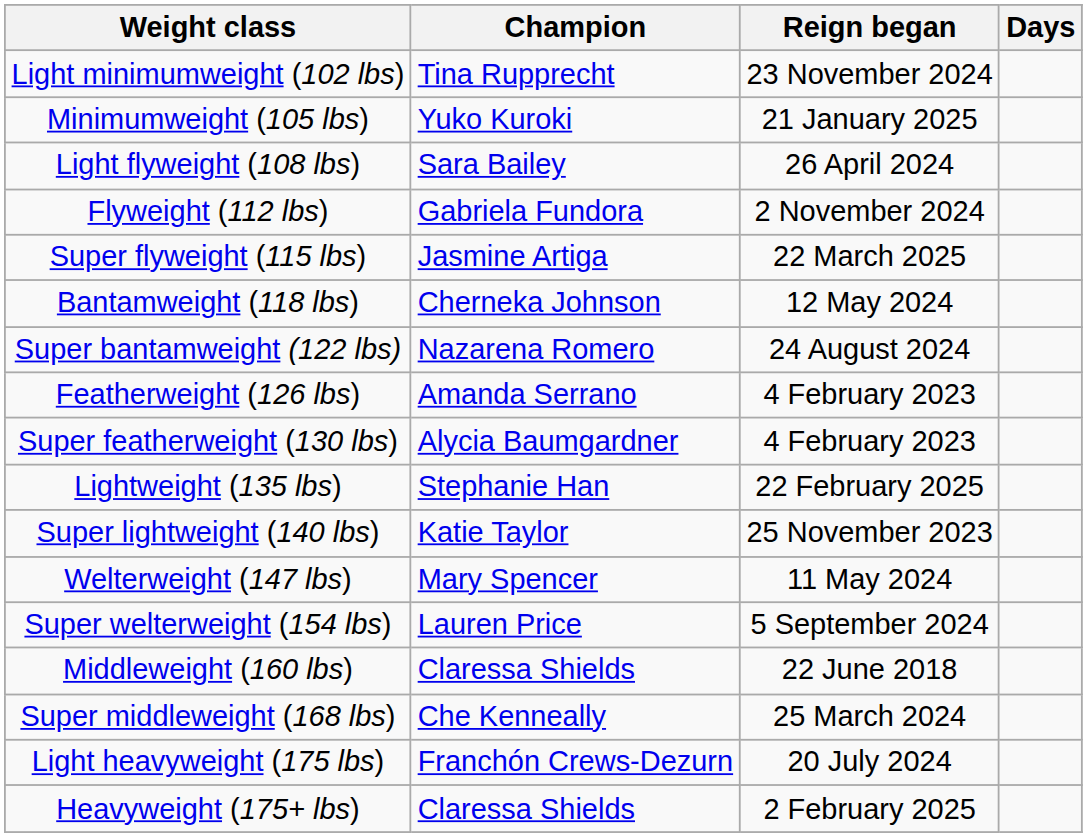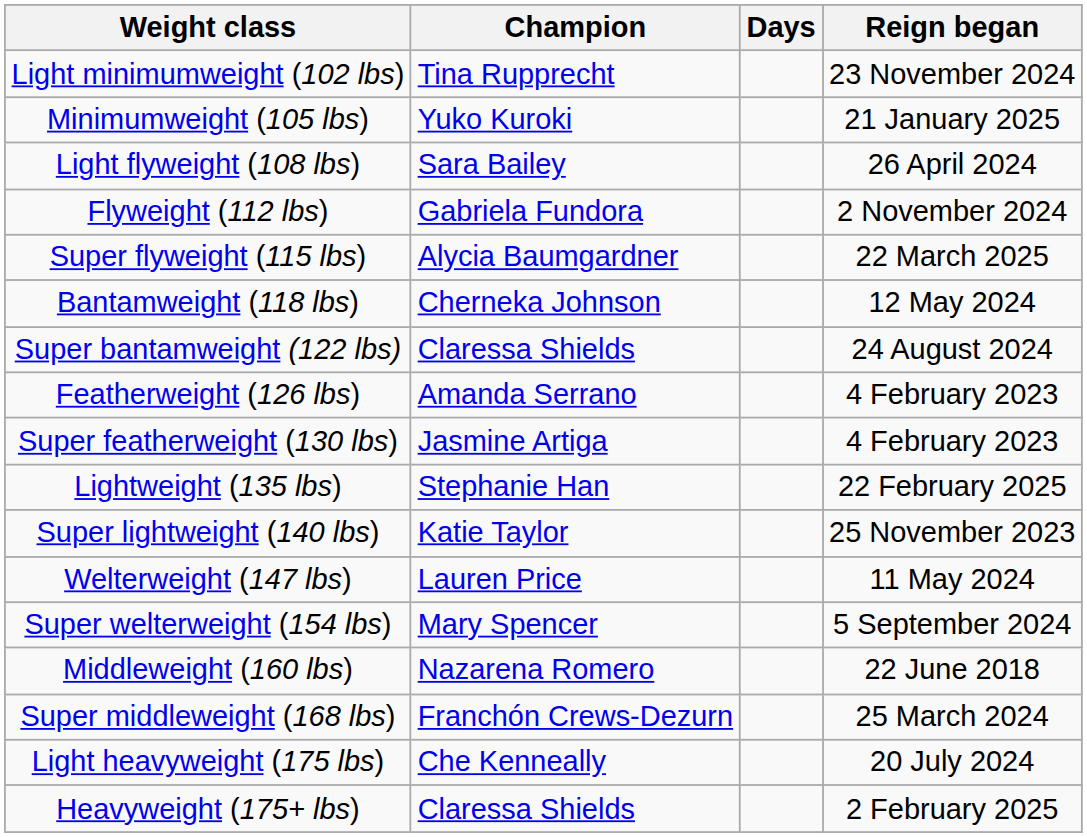columns swapped: (870, 27) <-> (1041, 27)
(513, 257) Jasmine Artiga -> (548, 257) Alycia Baumgardner
(536, 348) Nazarena Romero -> (526, 348) Claressa Shields
(548, 440) Alycia Baumgardner -> (513, 440) Jasmine Artiga
(508, 578) Mary Spencer -> (500, 578) Lauren Price
(500, 624) Lauren Price -> (508, 624) Mary Spencer
(526, 670) Claressa Shields -> (536, 670) Nazarena Romero
(512, 716) Che Kenneally -> (575, 716) Franchón Crews-Dezurn
(575, 762) Franchón Crews-Dezurn -> (512, 762) Che Kenneally
